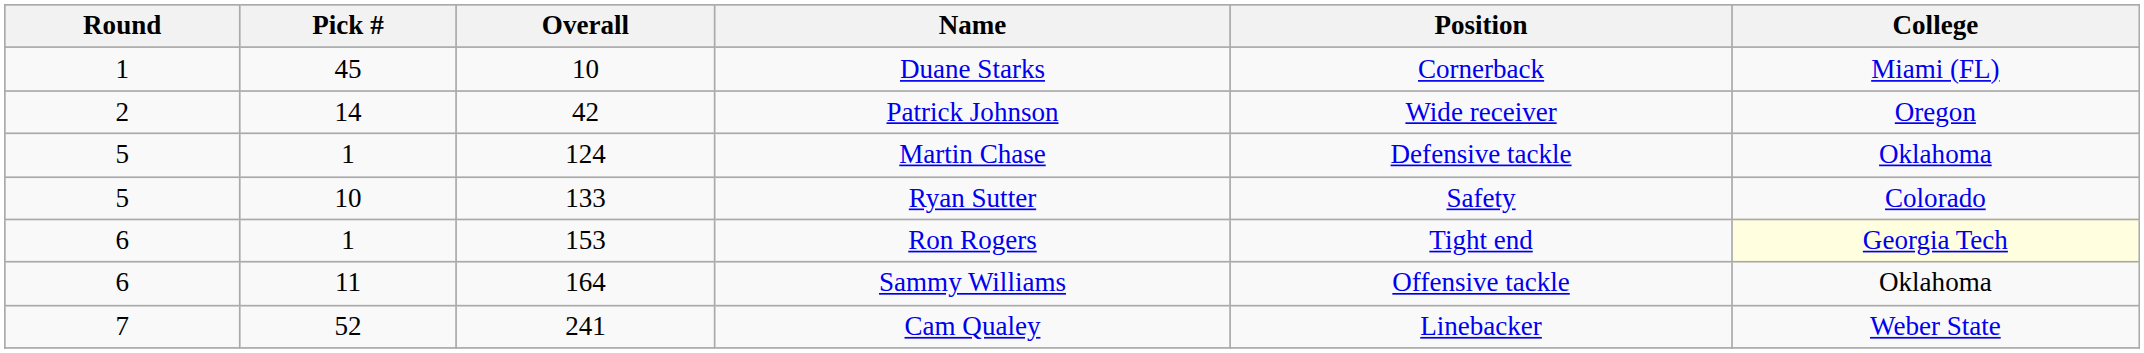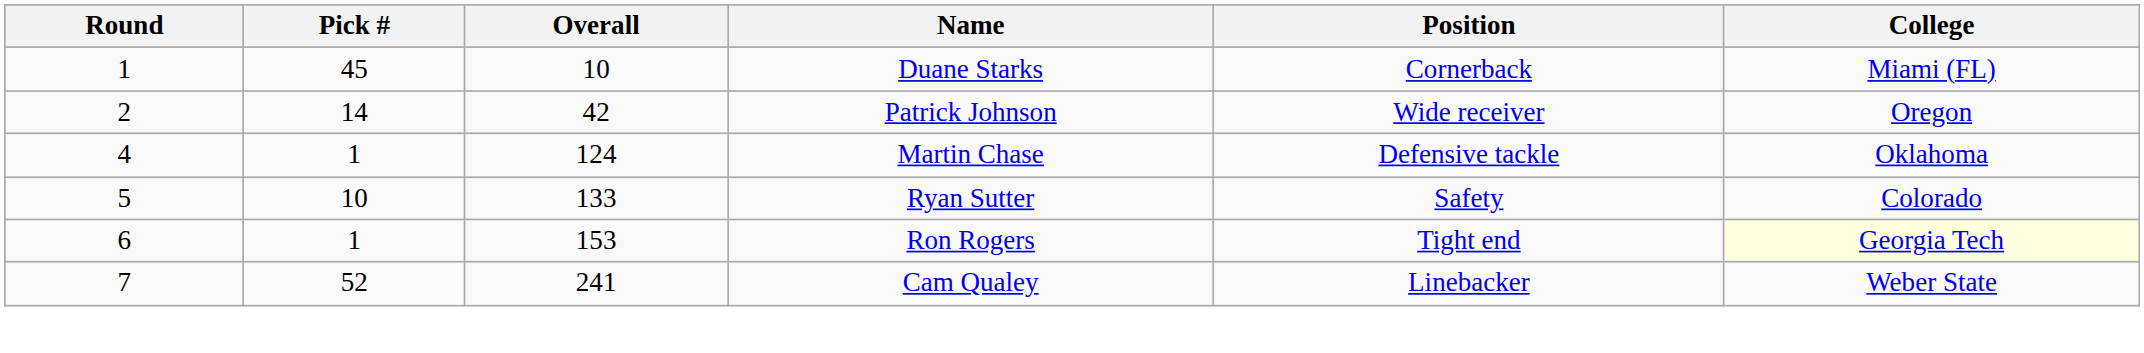(122, 154) 5 -> (124, 154) 4
- row: (973, 283)
